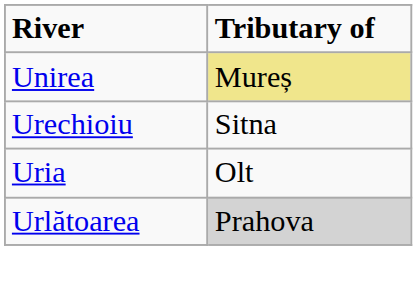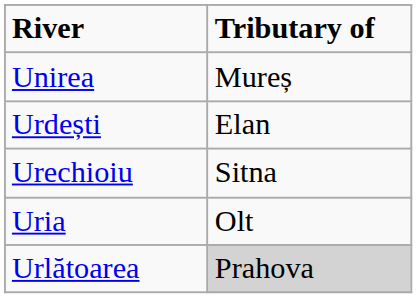(253, 76) khaki background -> (253, 76) no background
+ row: (56, 124)
